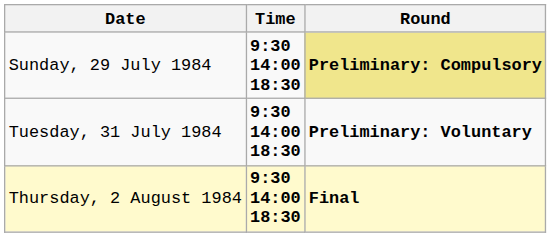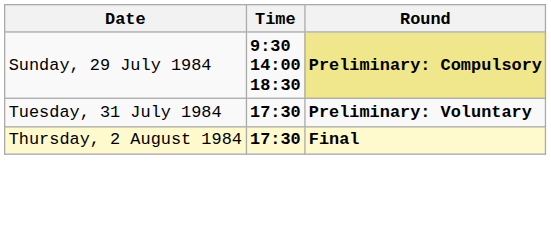(275, 132) 9:30 14:00 18:30 -> (275, 113) 17:30
(275, 199) 9:30 14:00 18:30 -> (275, 140) 17:30
